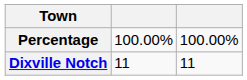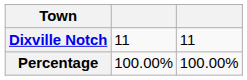rows swapped: (58, 63) <-> (58, 39)
